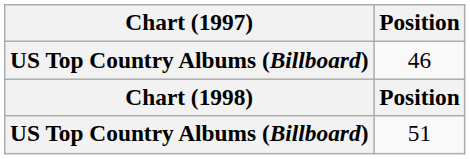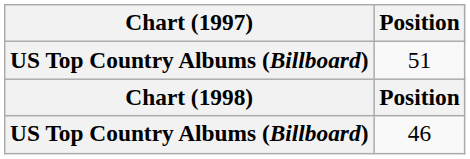rows swapped: (419, 60) <-> (419, 134)
